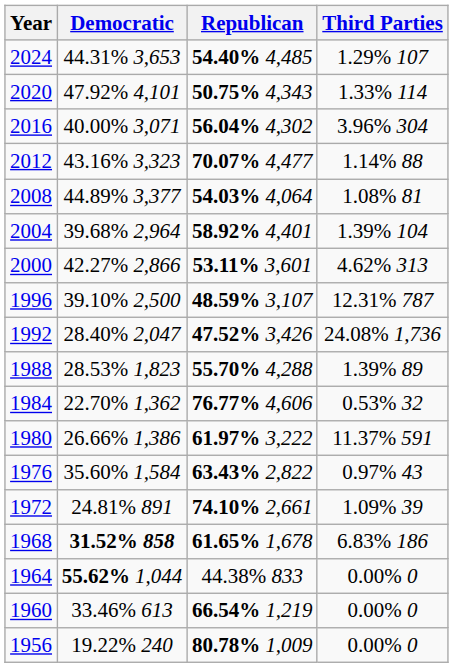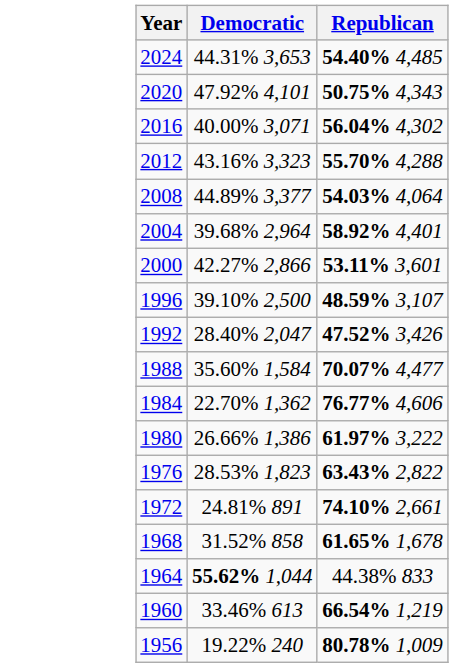- column: (383, 22)
(252, 161) 70.07% 4,477 -> (383, 161) 55.70% 4,288
(122, 368) 28.53% 1,823 -> (252, 368) 35.60% 1,584
(252, 368) 55.70% 4,288 -> (383, 368) 70.07% 4,477
(122, 472) 35.60% 1,584 -> (252, 472) 28.53% 1,823
(122, 541) bold -> (252, 541) normal
